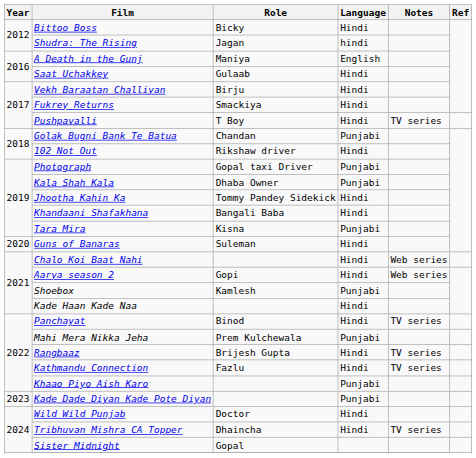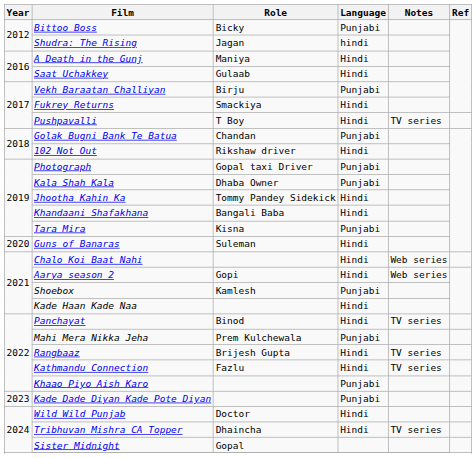(354, 28) Hindi -> (360, 28) Punjabi
(360, 58) English -> (354, 58) Hindi
(354, 89) Hindi -> (360, 89) Punjabi
